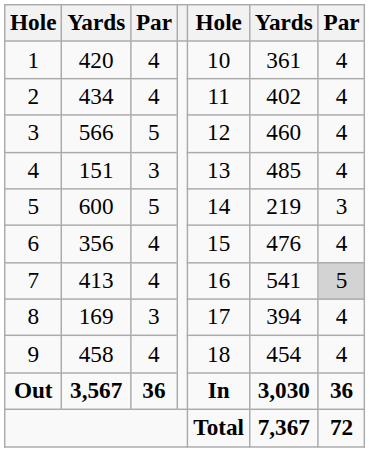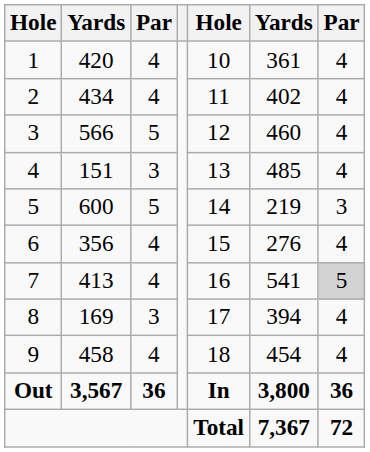(284, 243) 476 -> (284, 243) 276
(284, 390) 3,030 -> (284, 390) 3,800
